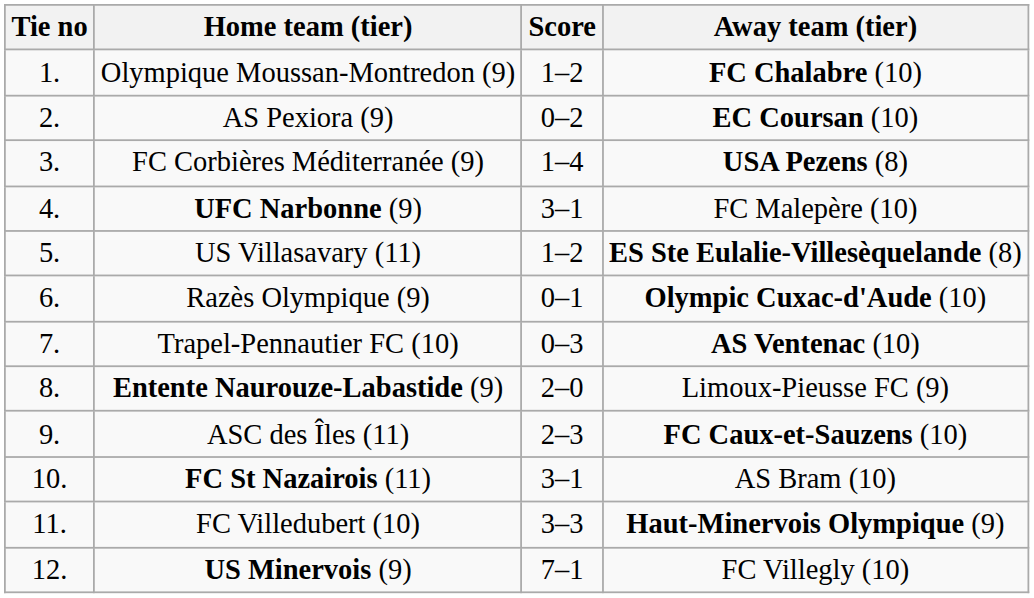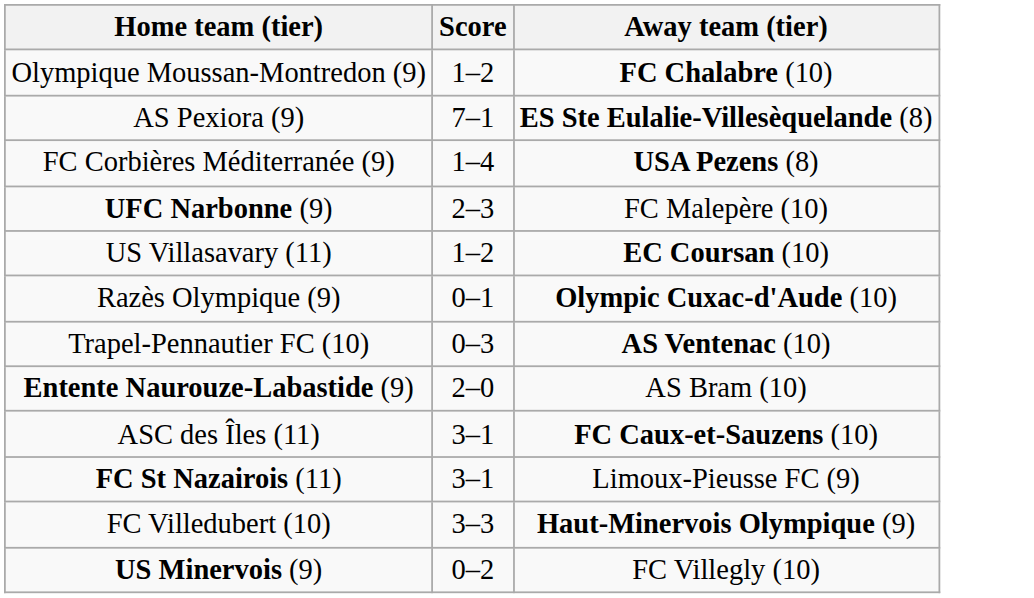- column: (50, 27)
(562, 117) 0–2 -> (473, 117) 7–1
(815, 117) EC Coursan (10) -> (726, 117) ES Ste Eulalie-Villesèquelande (8)
(562, 207) 3–1 -> (473, 207) 2–3
(815, 252) ES Ste Eulalie-Villesèquelande (8) -> (726, 252) EC Coursan (10)
(815, 388) Limoux-Pieusse FC (9) -> (726, 388) AS Bram (10)
(562, 433) 2–3 -> (473, 433) 3–1
(815, 478) AS Bram (10) -> (726, 478) Limoux-Pieusse FC (9)
(562, 569) 7–1 -> (473, 569) 0–2
